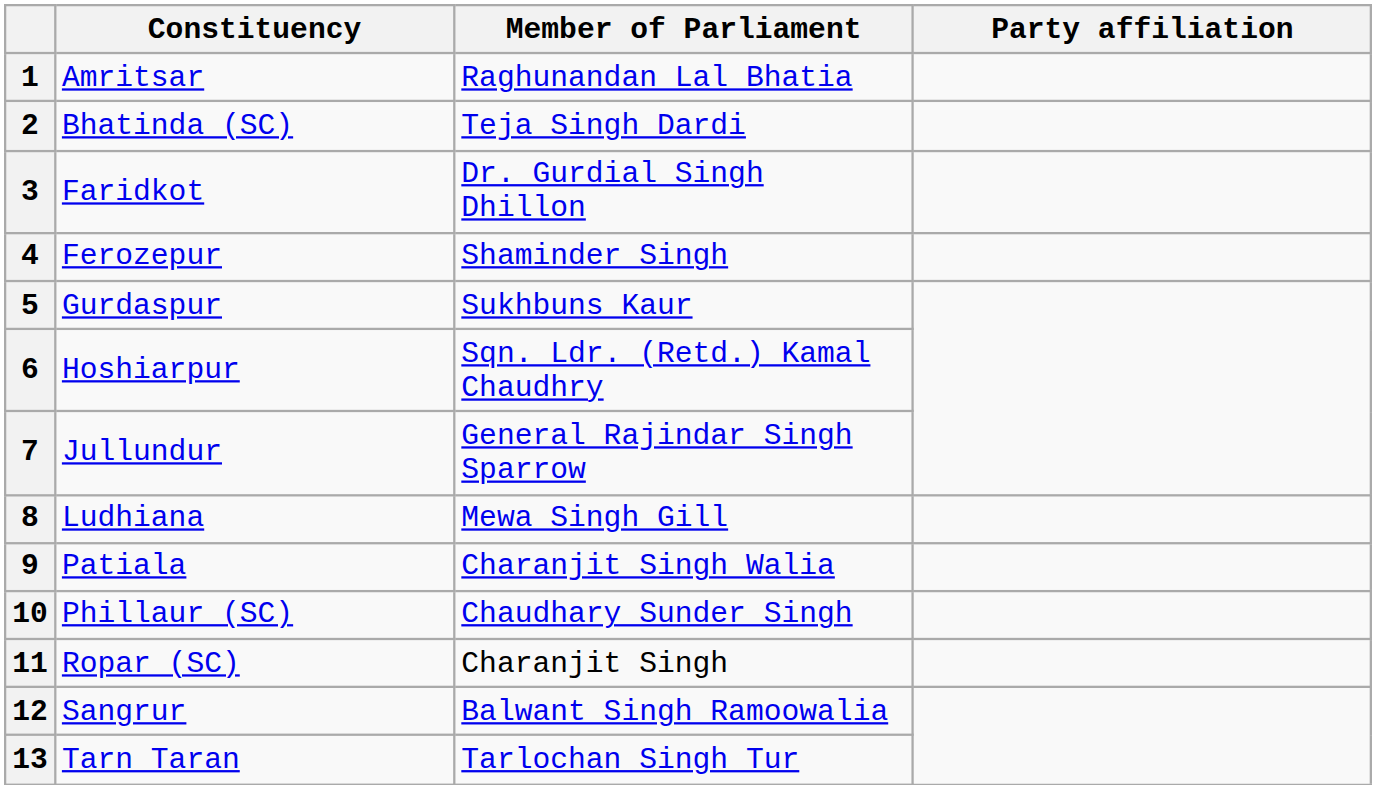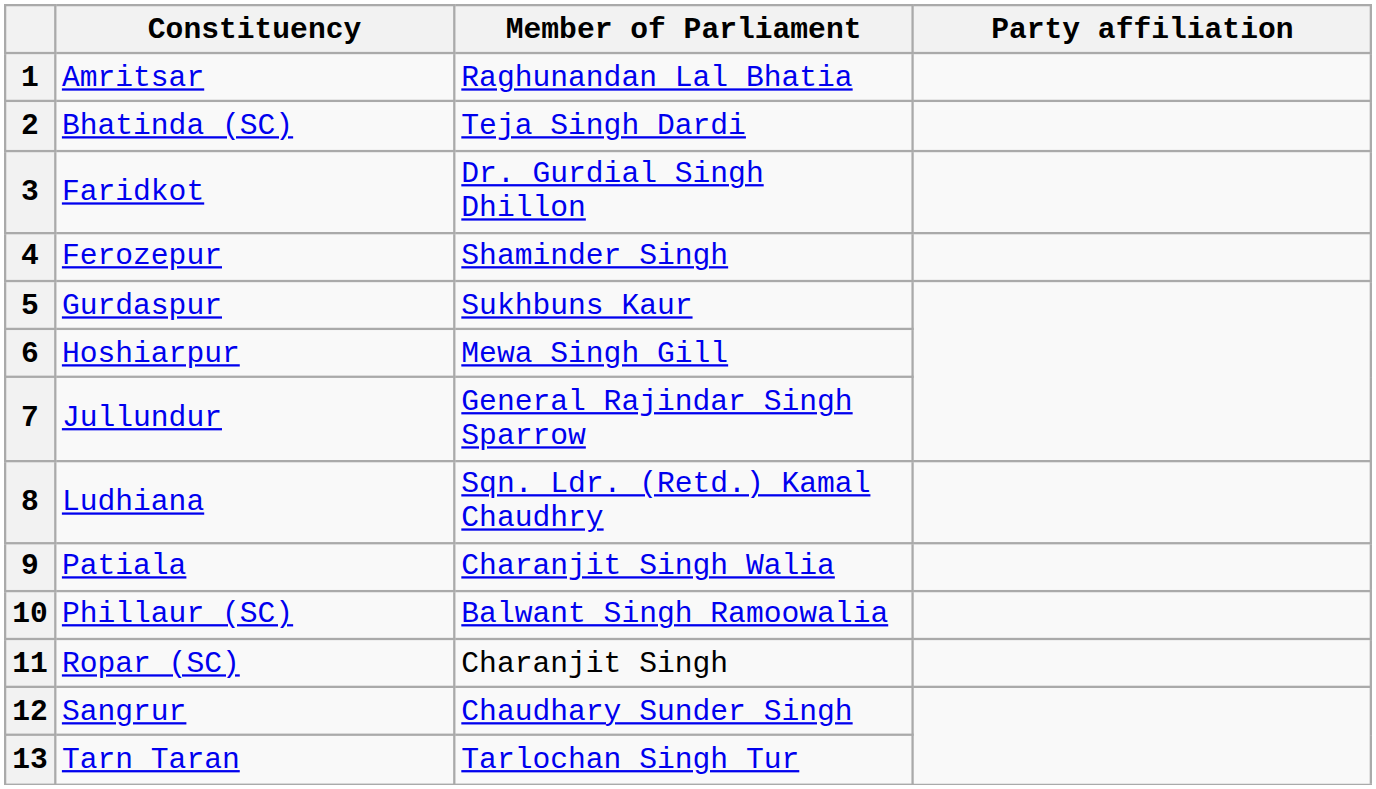(666, 370) Sqn. Ldr. (Retd.) Kamal Chaudhry -> (595, 353) Mewa Singh Gill
(595, 518) Mewa Singh Gill -> (666, 501) Sqn. Ldr. (Retd.) Kamal Chaudhry
(657, 615) Chaudhary Sunder Singh -> (675, 615) Balwant Singh Ramoowalia
(675, 712) Balwant Singh Ramoowalia -> (657, 712) Chaudhary Sunder Singh
